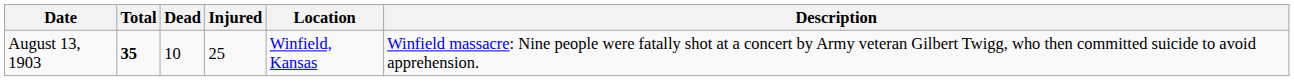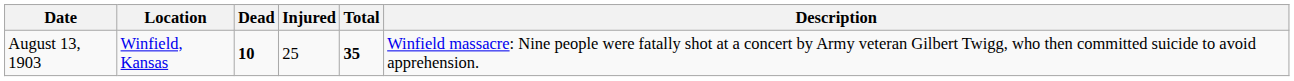columns swapped: (325, 17) <-> (139, 17)
(172, 52) normal -> (246, 52) bold
